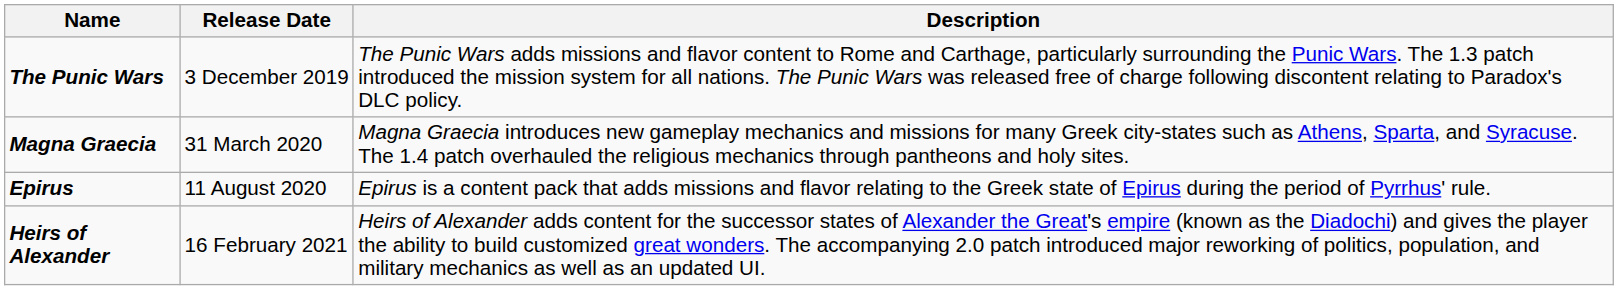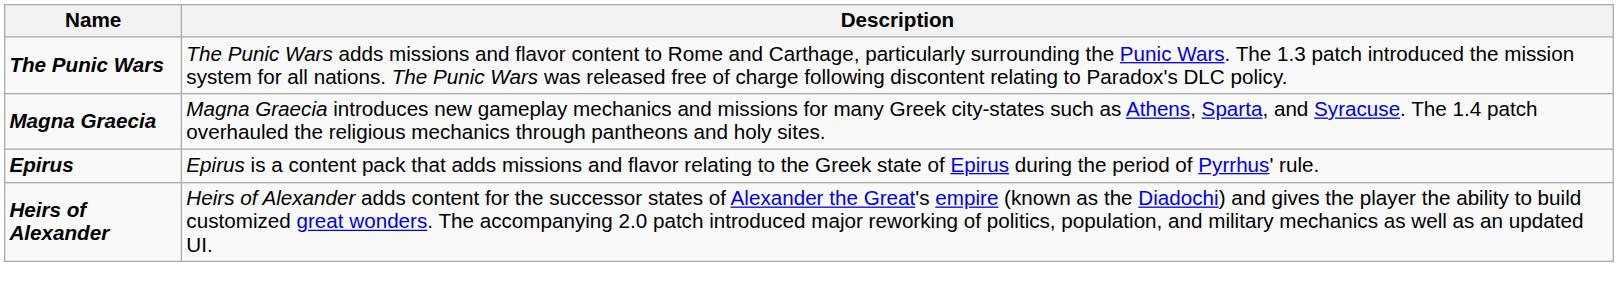- column: (267, 20)
